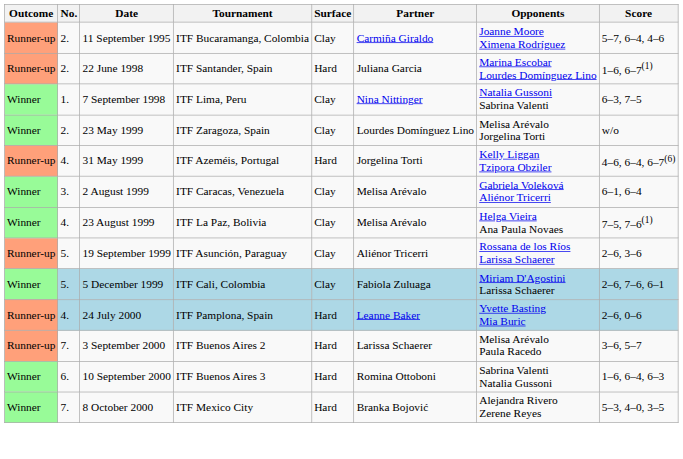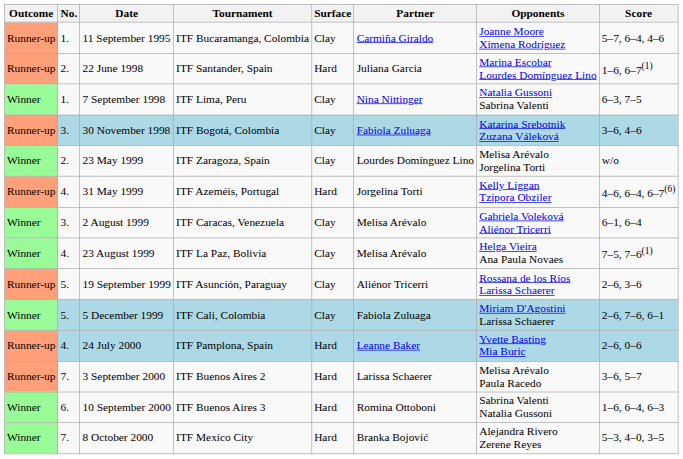(65, 37) 2. -> (65, 37) 1.
+ row: (126, 130)
